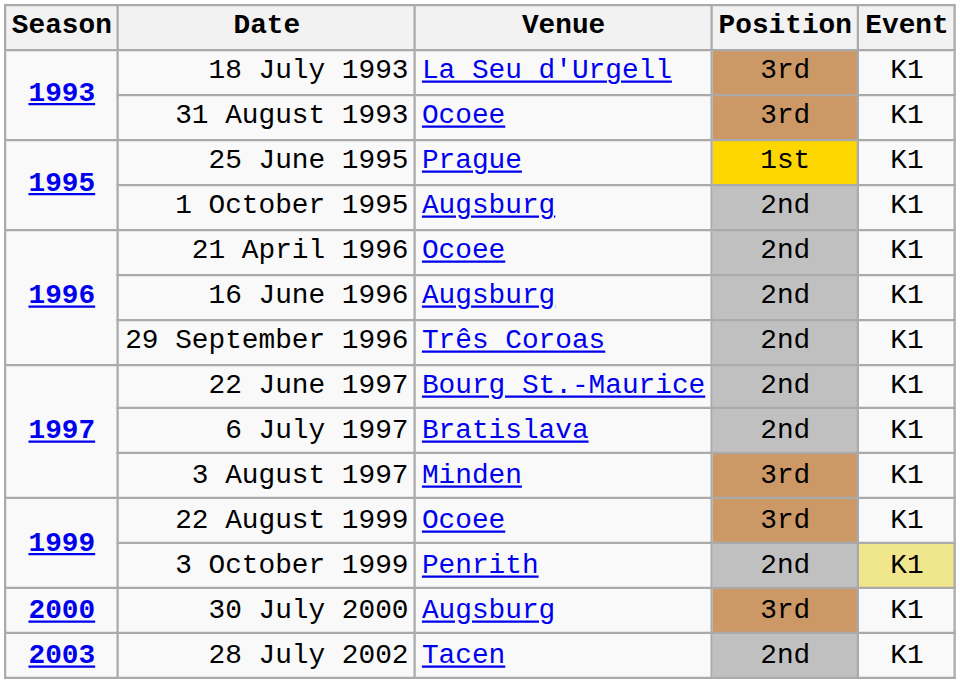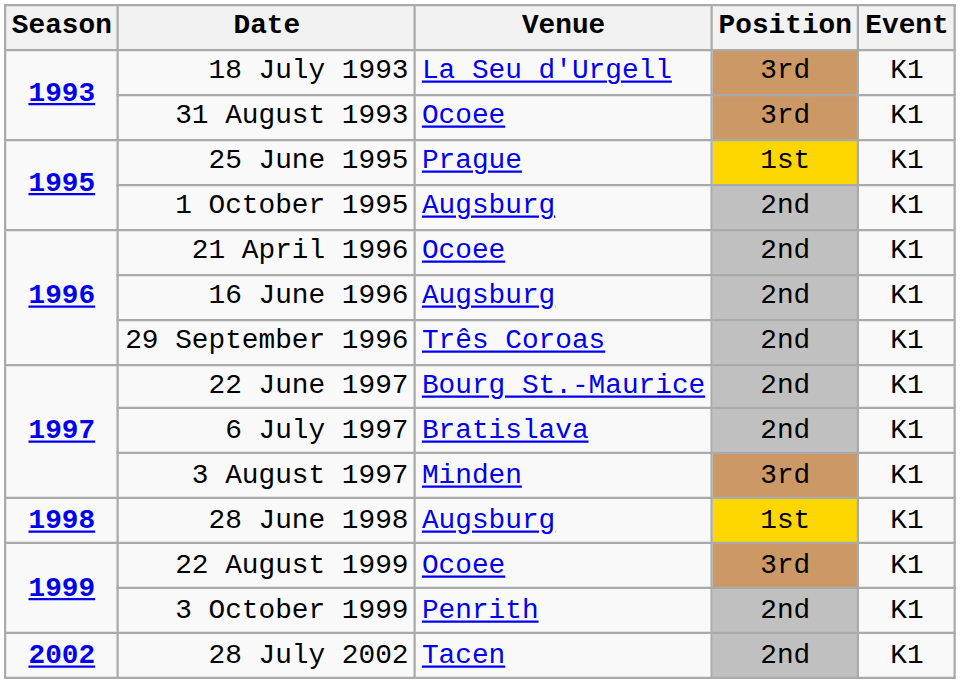+ row: (309, 521)
(907, 566) khaki background -> (907, 611) no background
- row: (309, 611)
(62, 656) 2003 -> (62, 656) 2002
